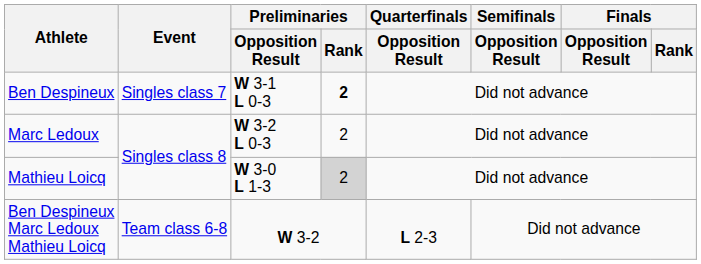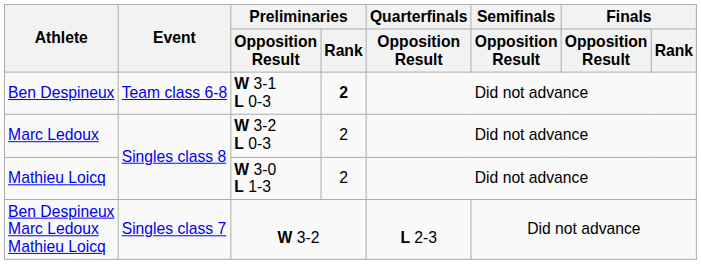(174, 93) Singles class 7 -> (174, 93) Team class 6-8
(343, 178) lightgrey background -> (343, 178) no background
(174, 229) Team class 6-8 -> (174, 229) Singles class 7
